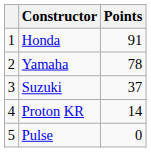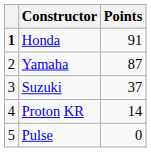(11, 40) normal -> (11, 40) bold
(135, 64) 78 -> (135, 64) 87
